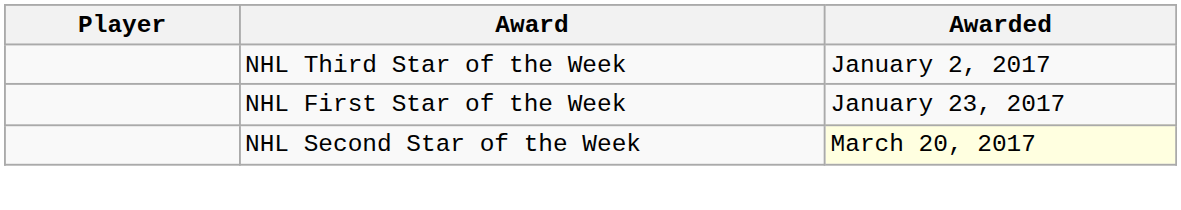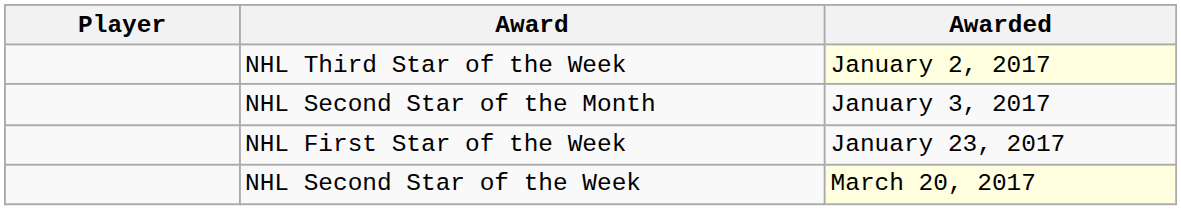(941, 65) no background -> (941, 65) lightyellow background
+ row: (450, 105)
